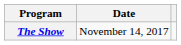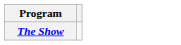- column: (124, 13)
